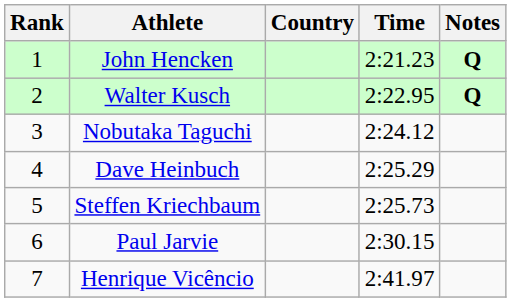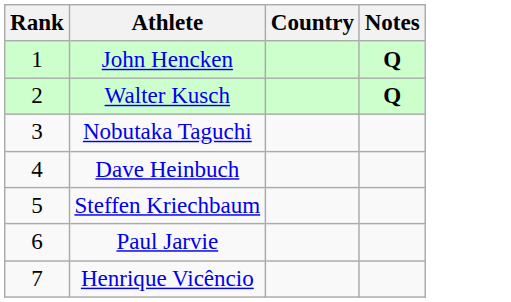- column: (400, 22)
